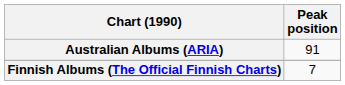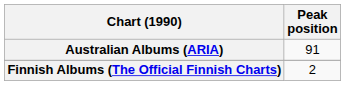(312, 70) 7 -> (312, 70) 2
